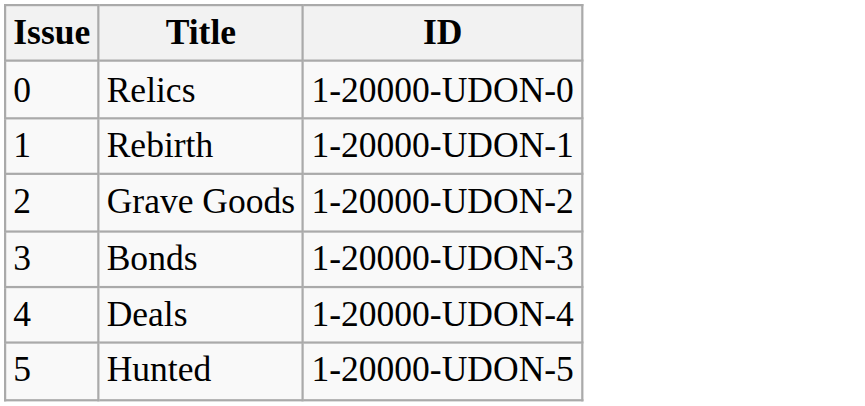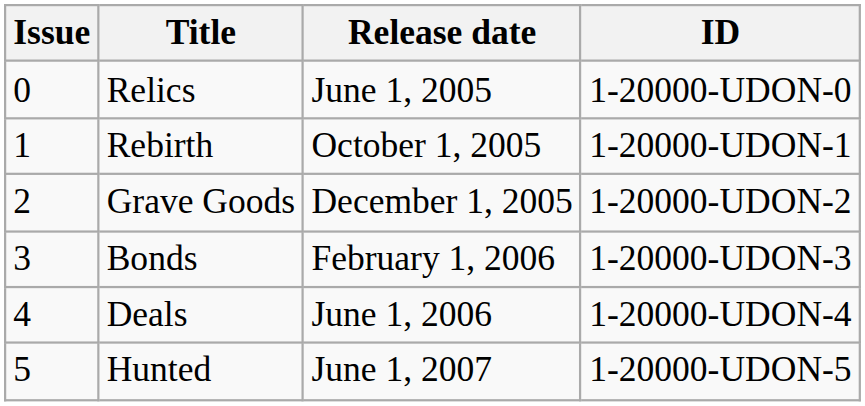+ column: (442, 32)
